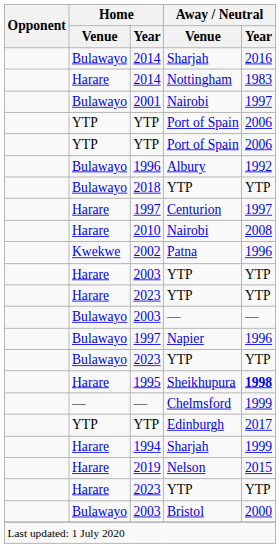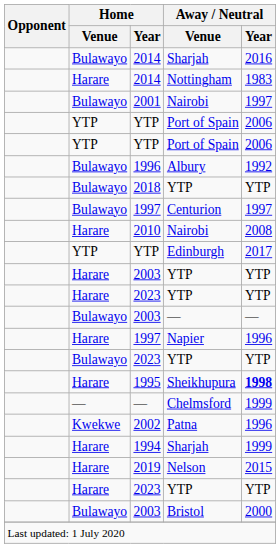(91, 209) Harare -> (100, 209) Bulawayo
rows swapped: (147, 252) <-> (146, 425)
(100, 338) Bulawayo -> (91, 338) Harare
